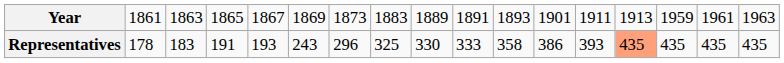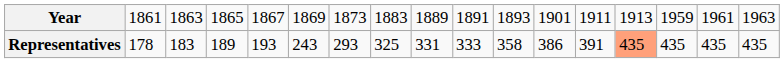(223, 44) 191 -> (223, 44) 189
(346, 44) 296 -> (346, 44) 293
(428, 44) 330 -> (428, 44) 331
(591, 44) 393 -> (591, 44) 391
